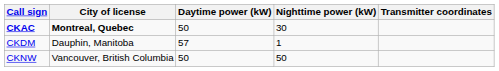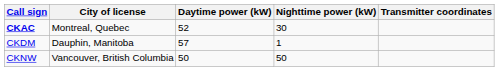(93, 27) bold -> (91, 27) normal
(184, 27) 50 -> (184, 27) 52
